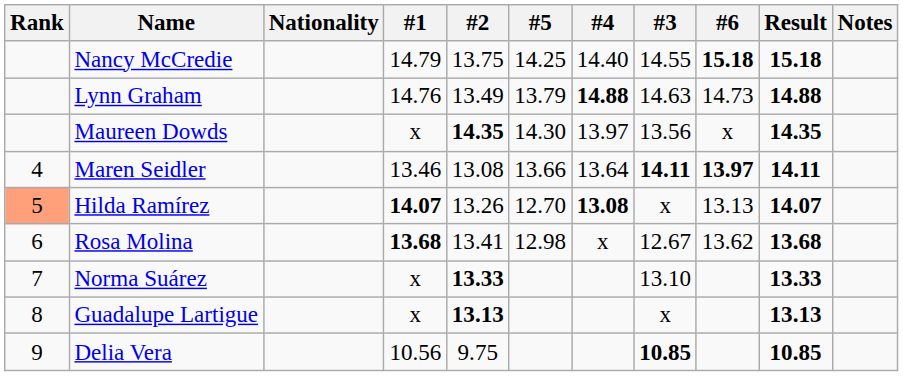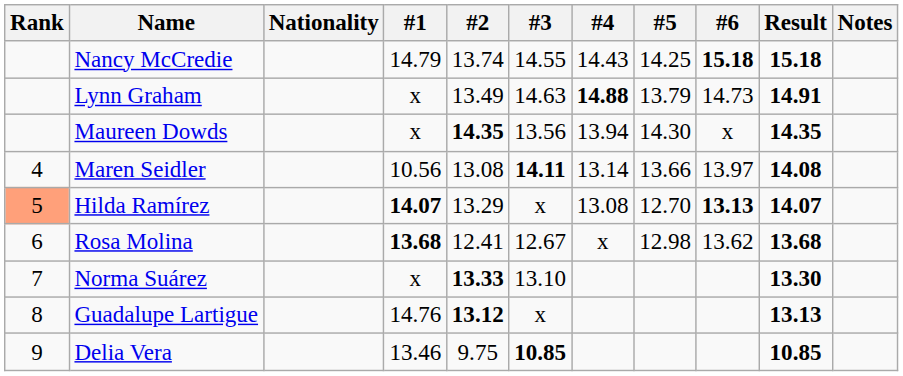columns swapped: (665, 22) <-> (540, 22)
(478, 59) 13.75 -> (478, 59) 13.74
(603, 59) 14.40 -> (603, 59) 14.43
(415, 95) 14.76 -> (415, 95) x
(796, 95) 14.88 -> (796, 95) 14.91
(603, 132) 13.97 -> (603, 132) 13.94
(415, 168) 13.46 -> (415, 168) 10.56
(603, 168) 13.64 -> (603, 168) 13.14
(728, 168) bold -> (728, 168) normal
(796, 168) 14.11 -> (796, 168) 14.08
(478, 205) 13.26 -> (478, 205) 13.29
(603, 205) bold -> (603, 205) normal
(728, 205) normal -> (728, 205) bold
(478, 242) 13.41 -> (478, 242) 12.41
(796, 278) 13.33 -> (796, 278) 13.30
(415, 315) x -> (415, 315) 14.76
(478, 315) 13.13 -> (478, 315) 13.12
(415, 351) 10.56 -> (415, 351) 13.46
